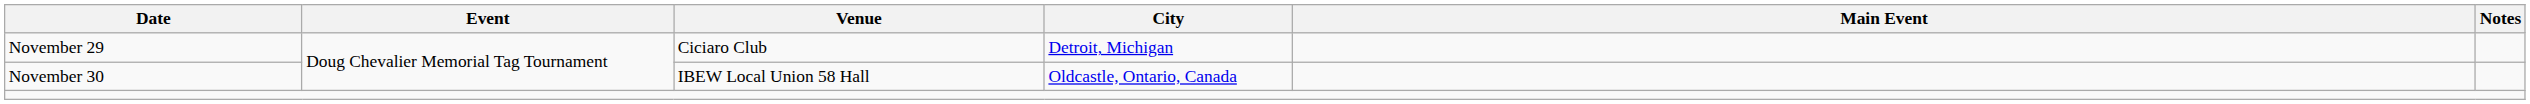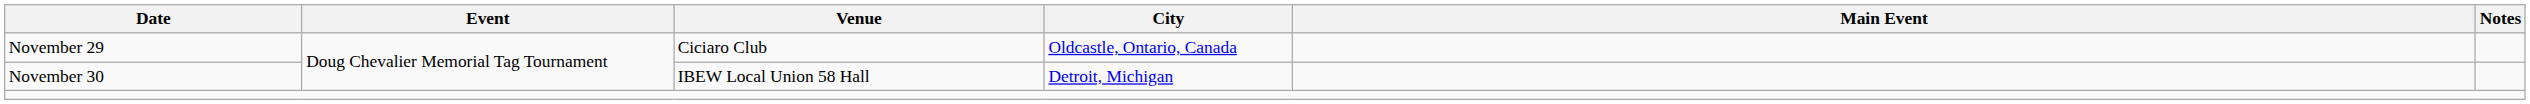(1111, 47) Detroit, Michigan -> (1143, 47) Oldcastle, Ontario, Canada
(1143, 75) Oldcastle, Ontario, Canada -> (1111, 75) Detroit, Michigan
